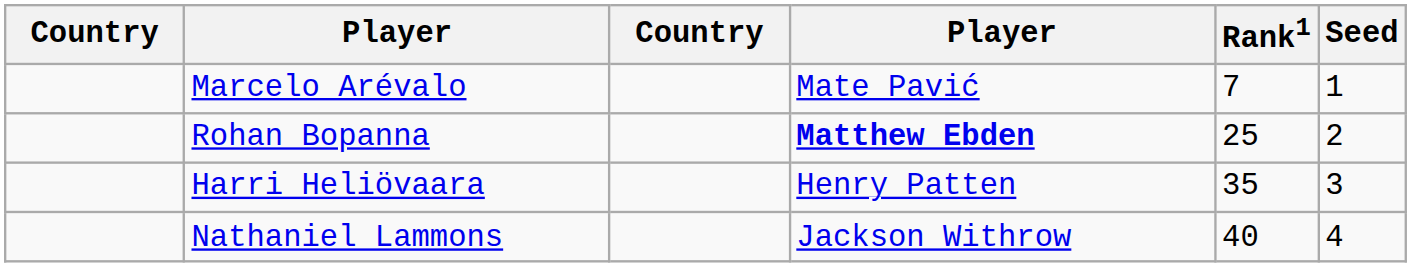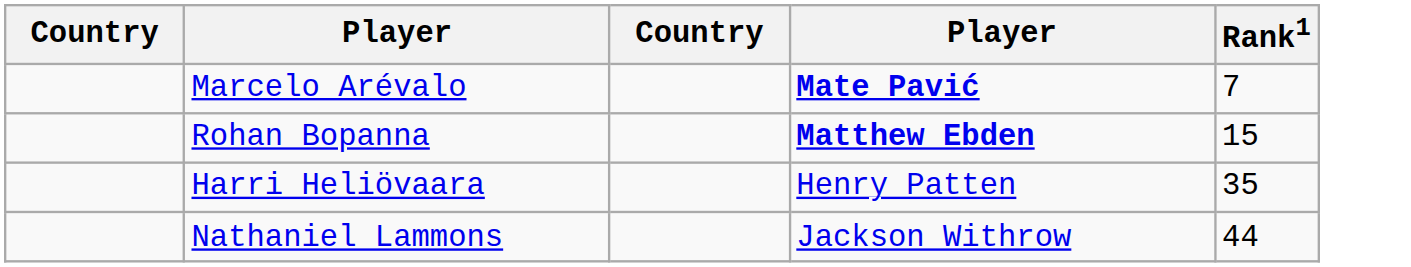- column: (1362, 34)
(888, 88) normal -> (888, 88) bold
(1240, 137) 25 -> (1240, 137) 15
(1240, 237) 40 -> (1240, 237) 44
